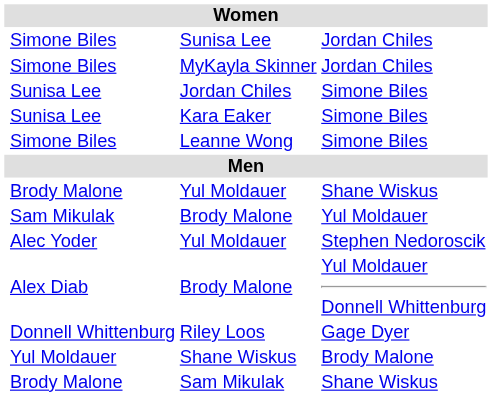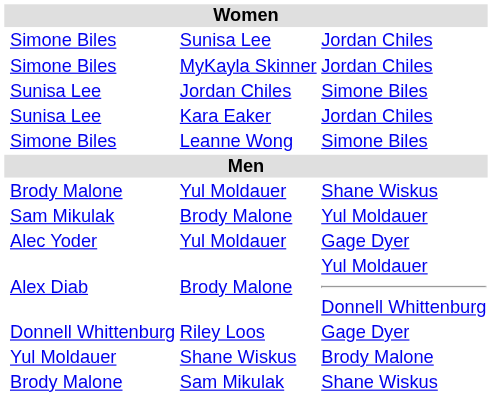(374, 115) Simone Biles -> (377, 115) Jordan Chiles
(403, 241) Stephen Nedoroscik -> (365, 241) Gage Dyer
